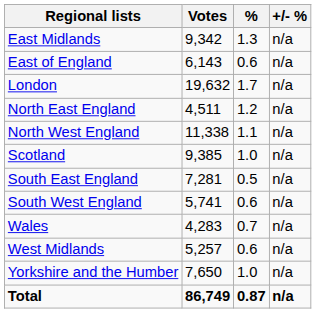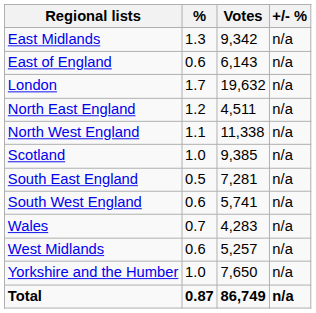columns swapped: (208, 16) <-> (251, 16)
